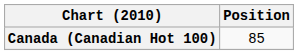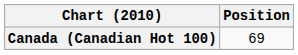(257, 39) 85 -> (257, 39) 69
